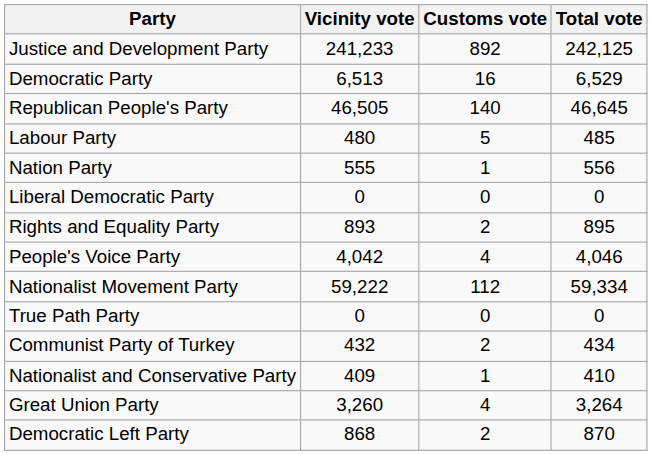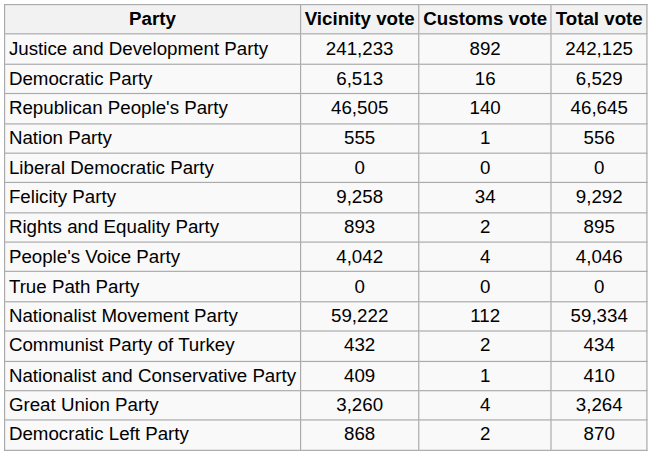- row: (62, 138)
+ row: (62, 197)
rows swapped: (123, 286) <-> (74, 316)
